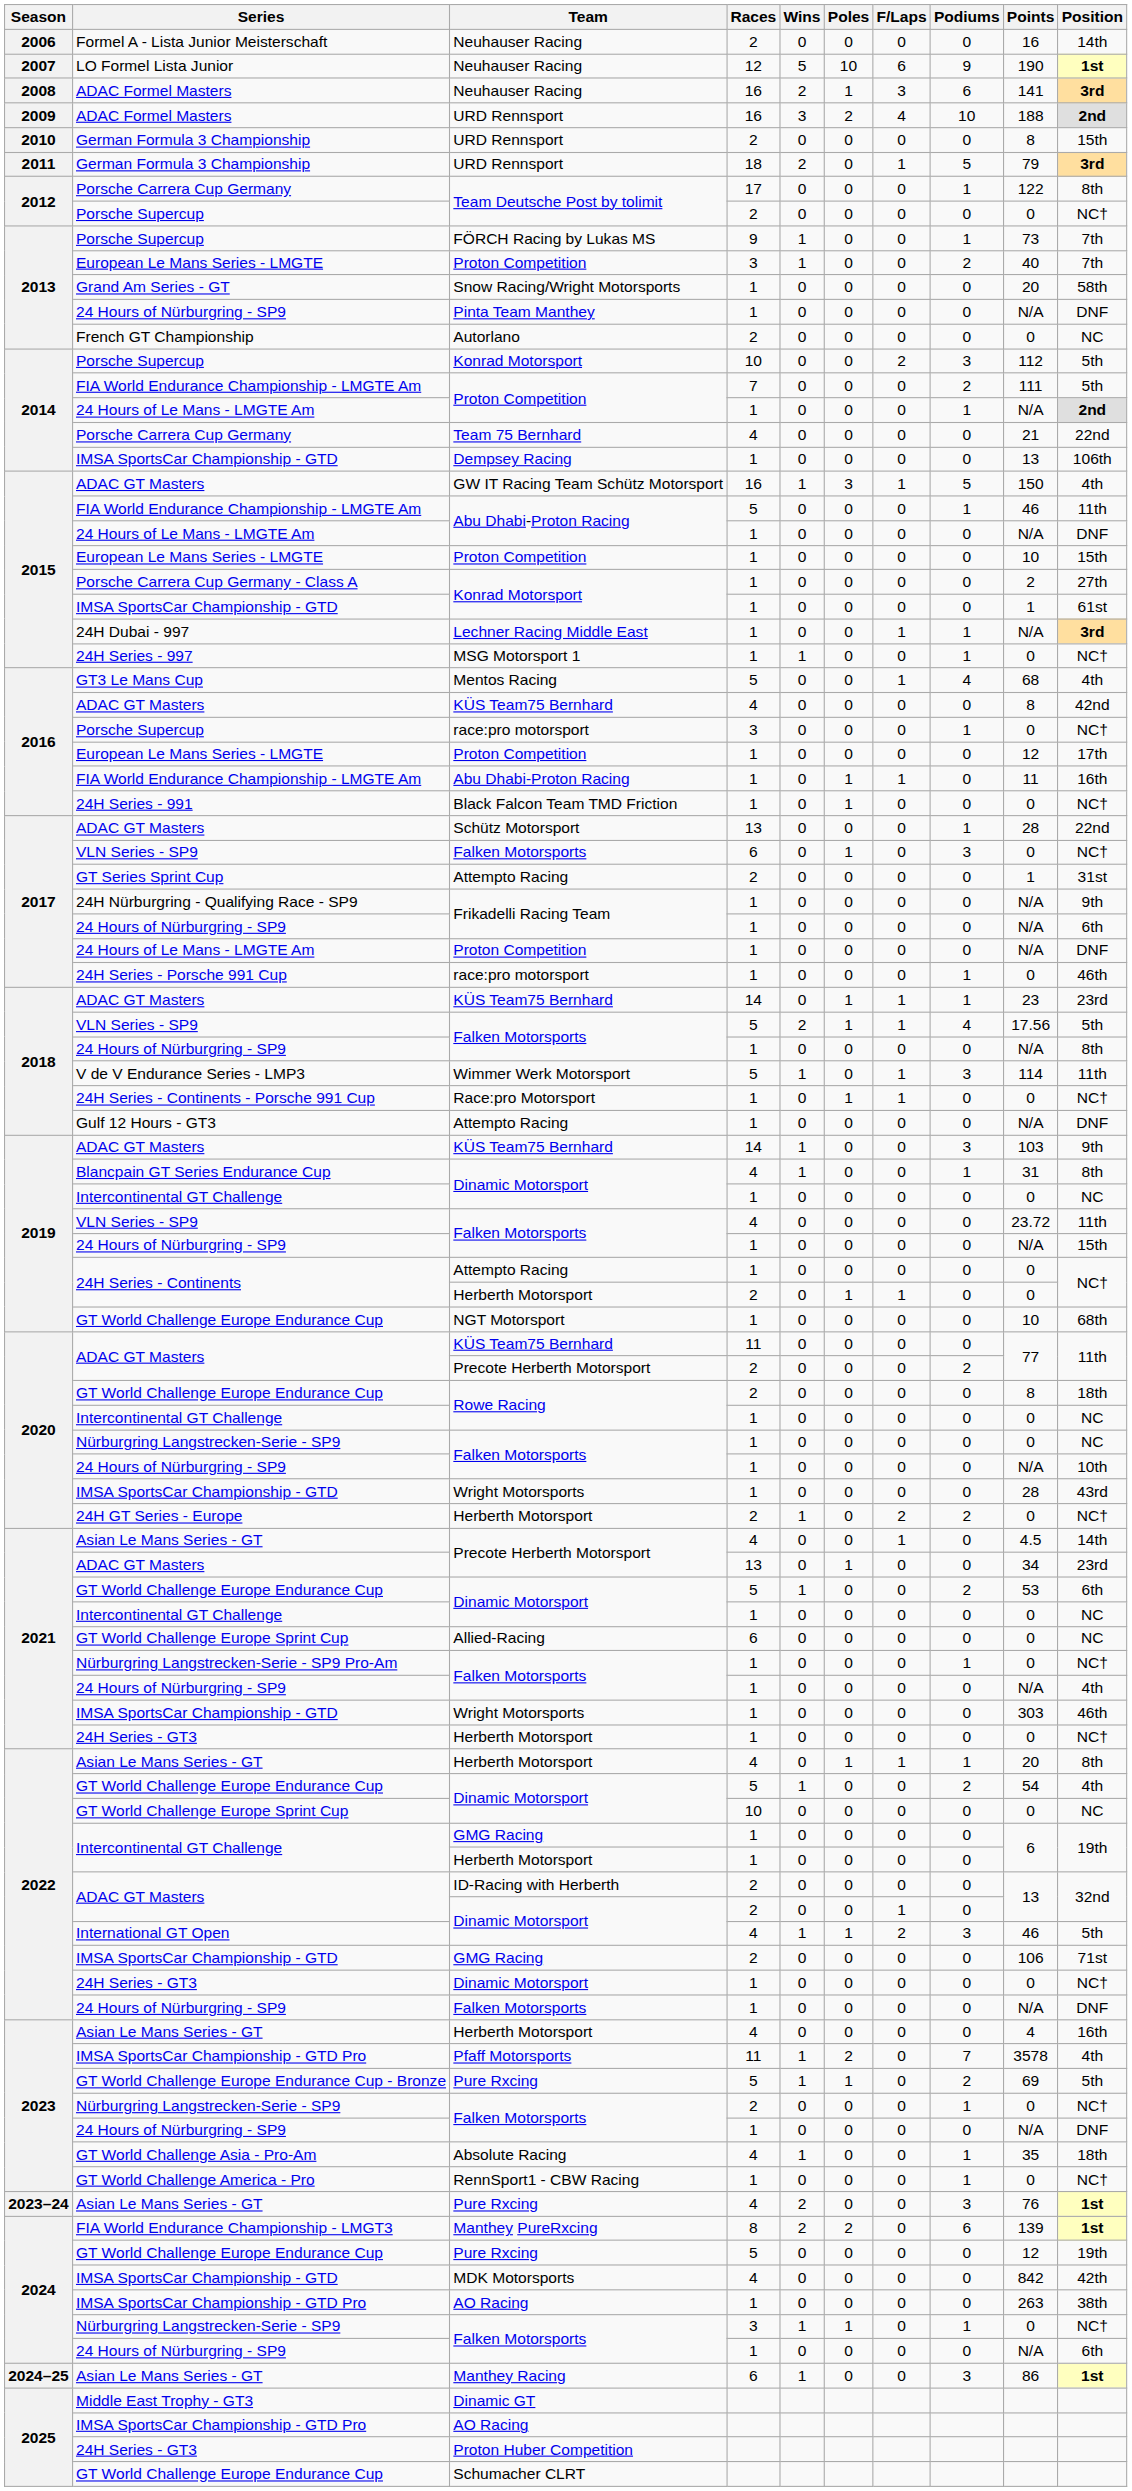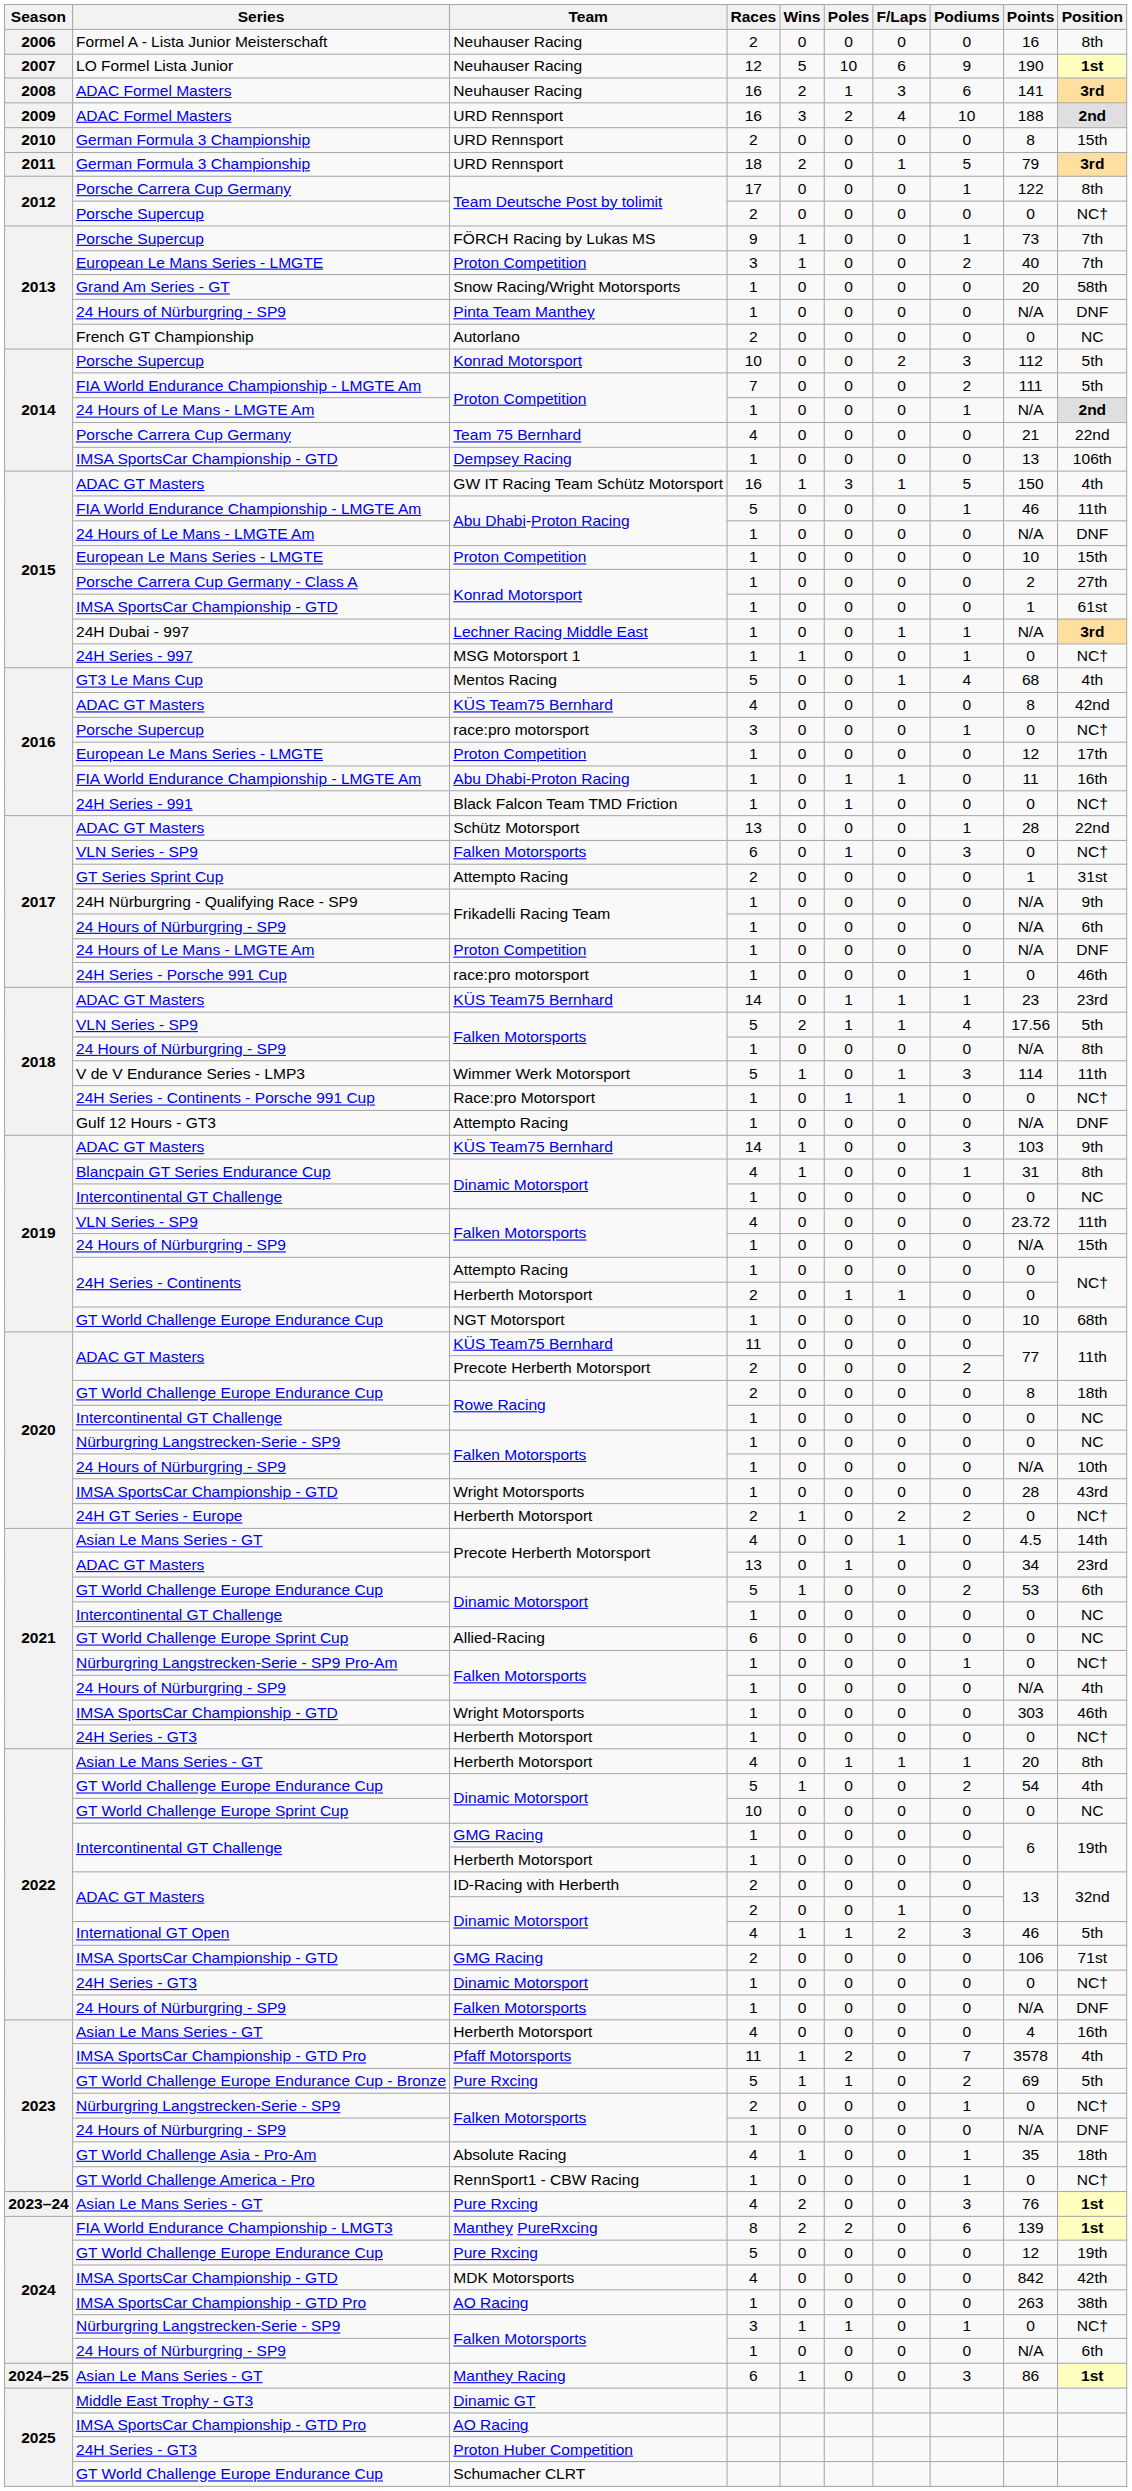(1092, 42) 14th -> (1092, 42) 8th
